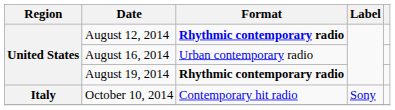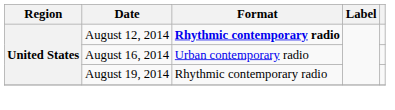(262, 74) bold -> (251, 74) normal
- row: (129, 94)
